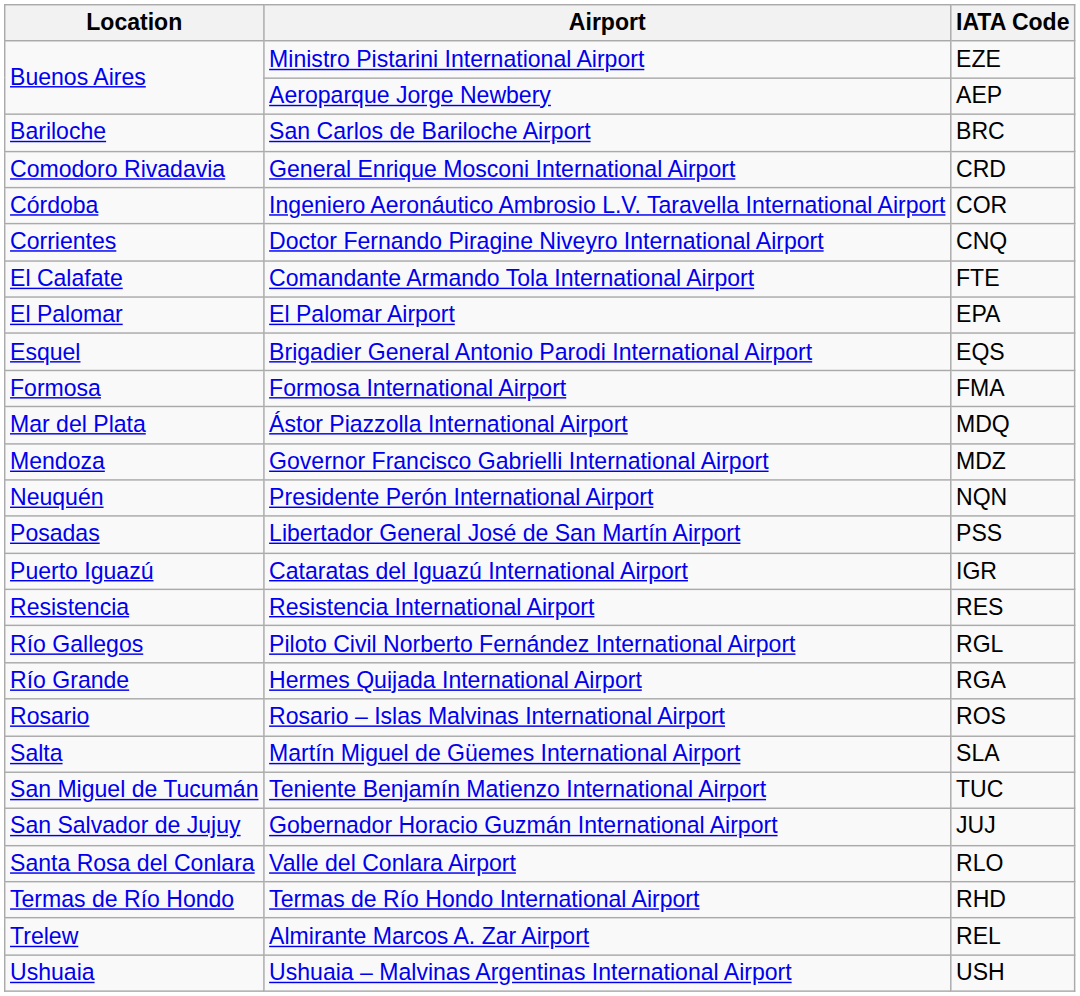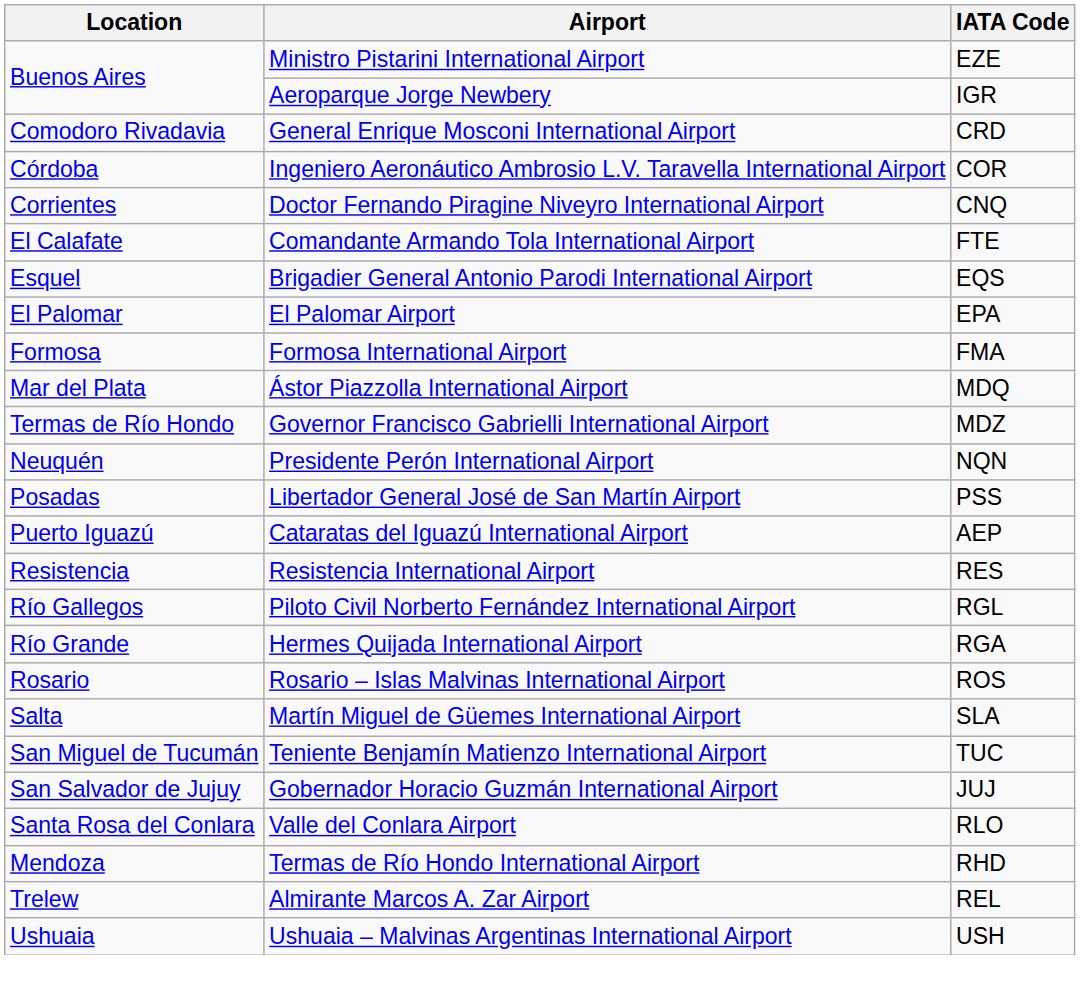(979, 95) AEP -> (977, 95) IGR
- row: (430, 132)
rows swapped: (362, 315) <-> (541, 351)
(57, 461) Mendoza -> (122, 424) Termas de Río Hondo
(977, 570) IGR -> (979, 534) AEP
(122, 899) Termas de Río Hondo -> (57, 863) Mendoza
